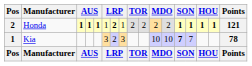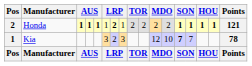(156, 39) 10 -> (156, 39) 12
